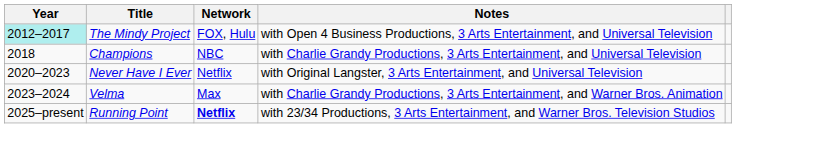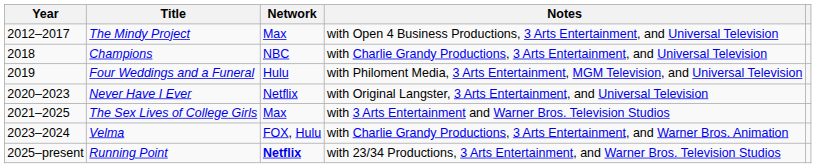(39, 34) paleturquoise background -> (39, 34) no background
(226, 34) FOX, Hulu -> (275, 34) Max
+ row: (172, 73)
+ row: (173, 113)
(209, 93) Max -> (292, 133) FOX, Hulu
